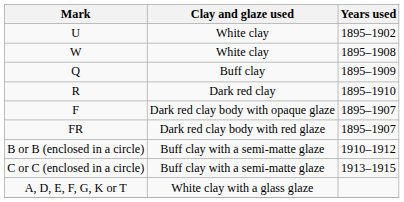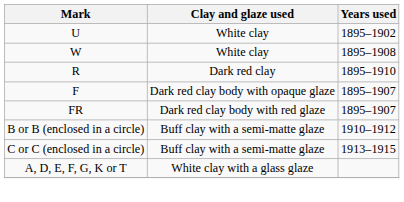- row: (76, 71)
